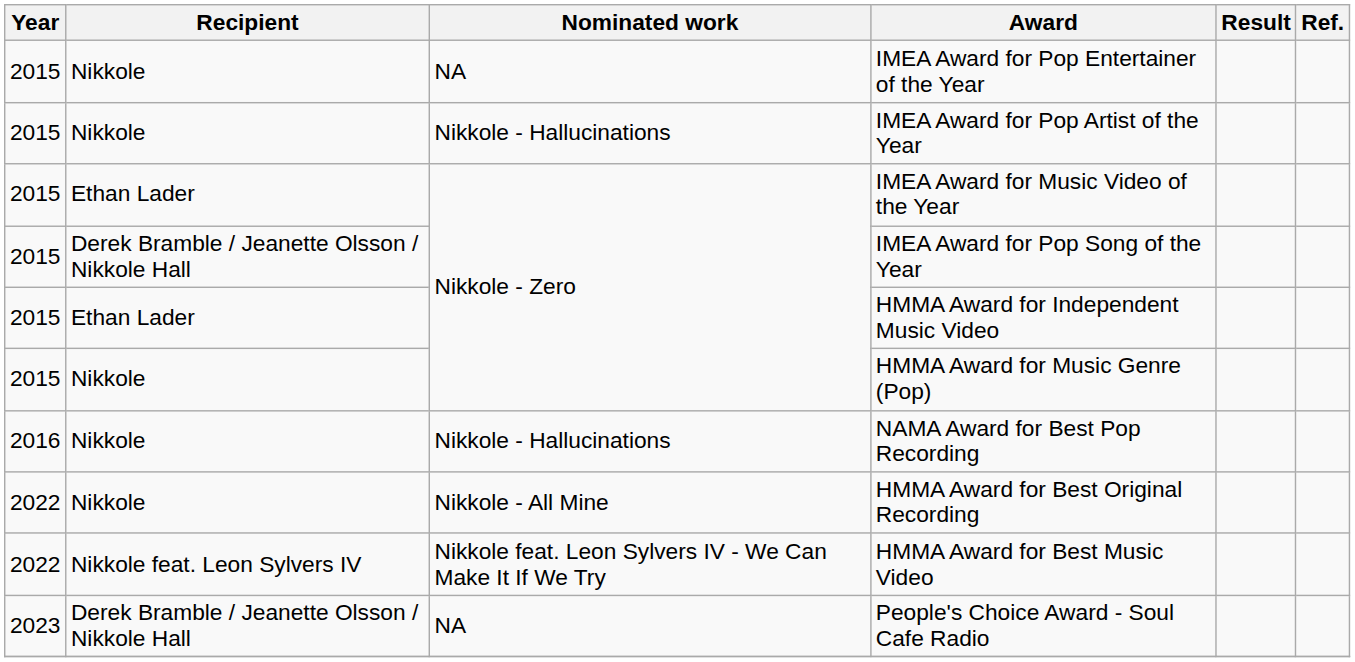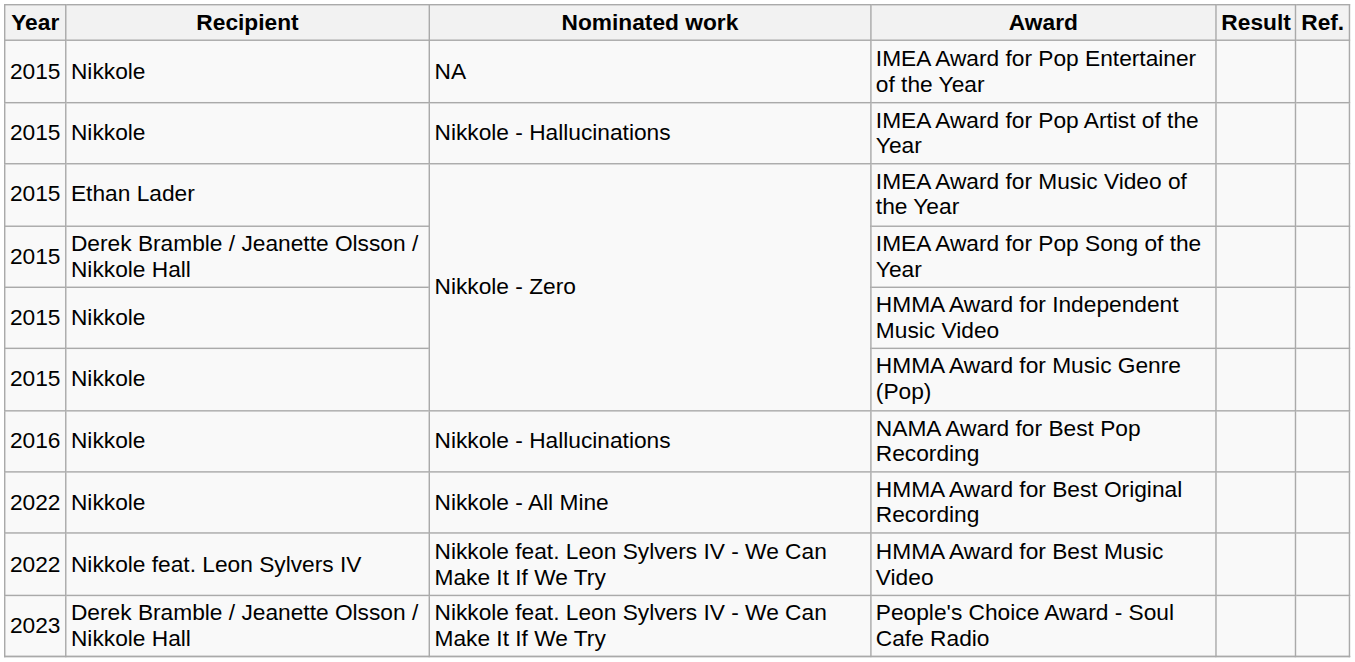(133, 317) Ethan Lader -> (108, 317) Nikkole
(450, 625) NA -> (631, 625) Nikkole feat. Leon Sylvers IV - We Can Make It If We Try
